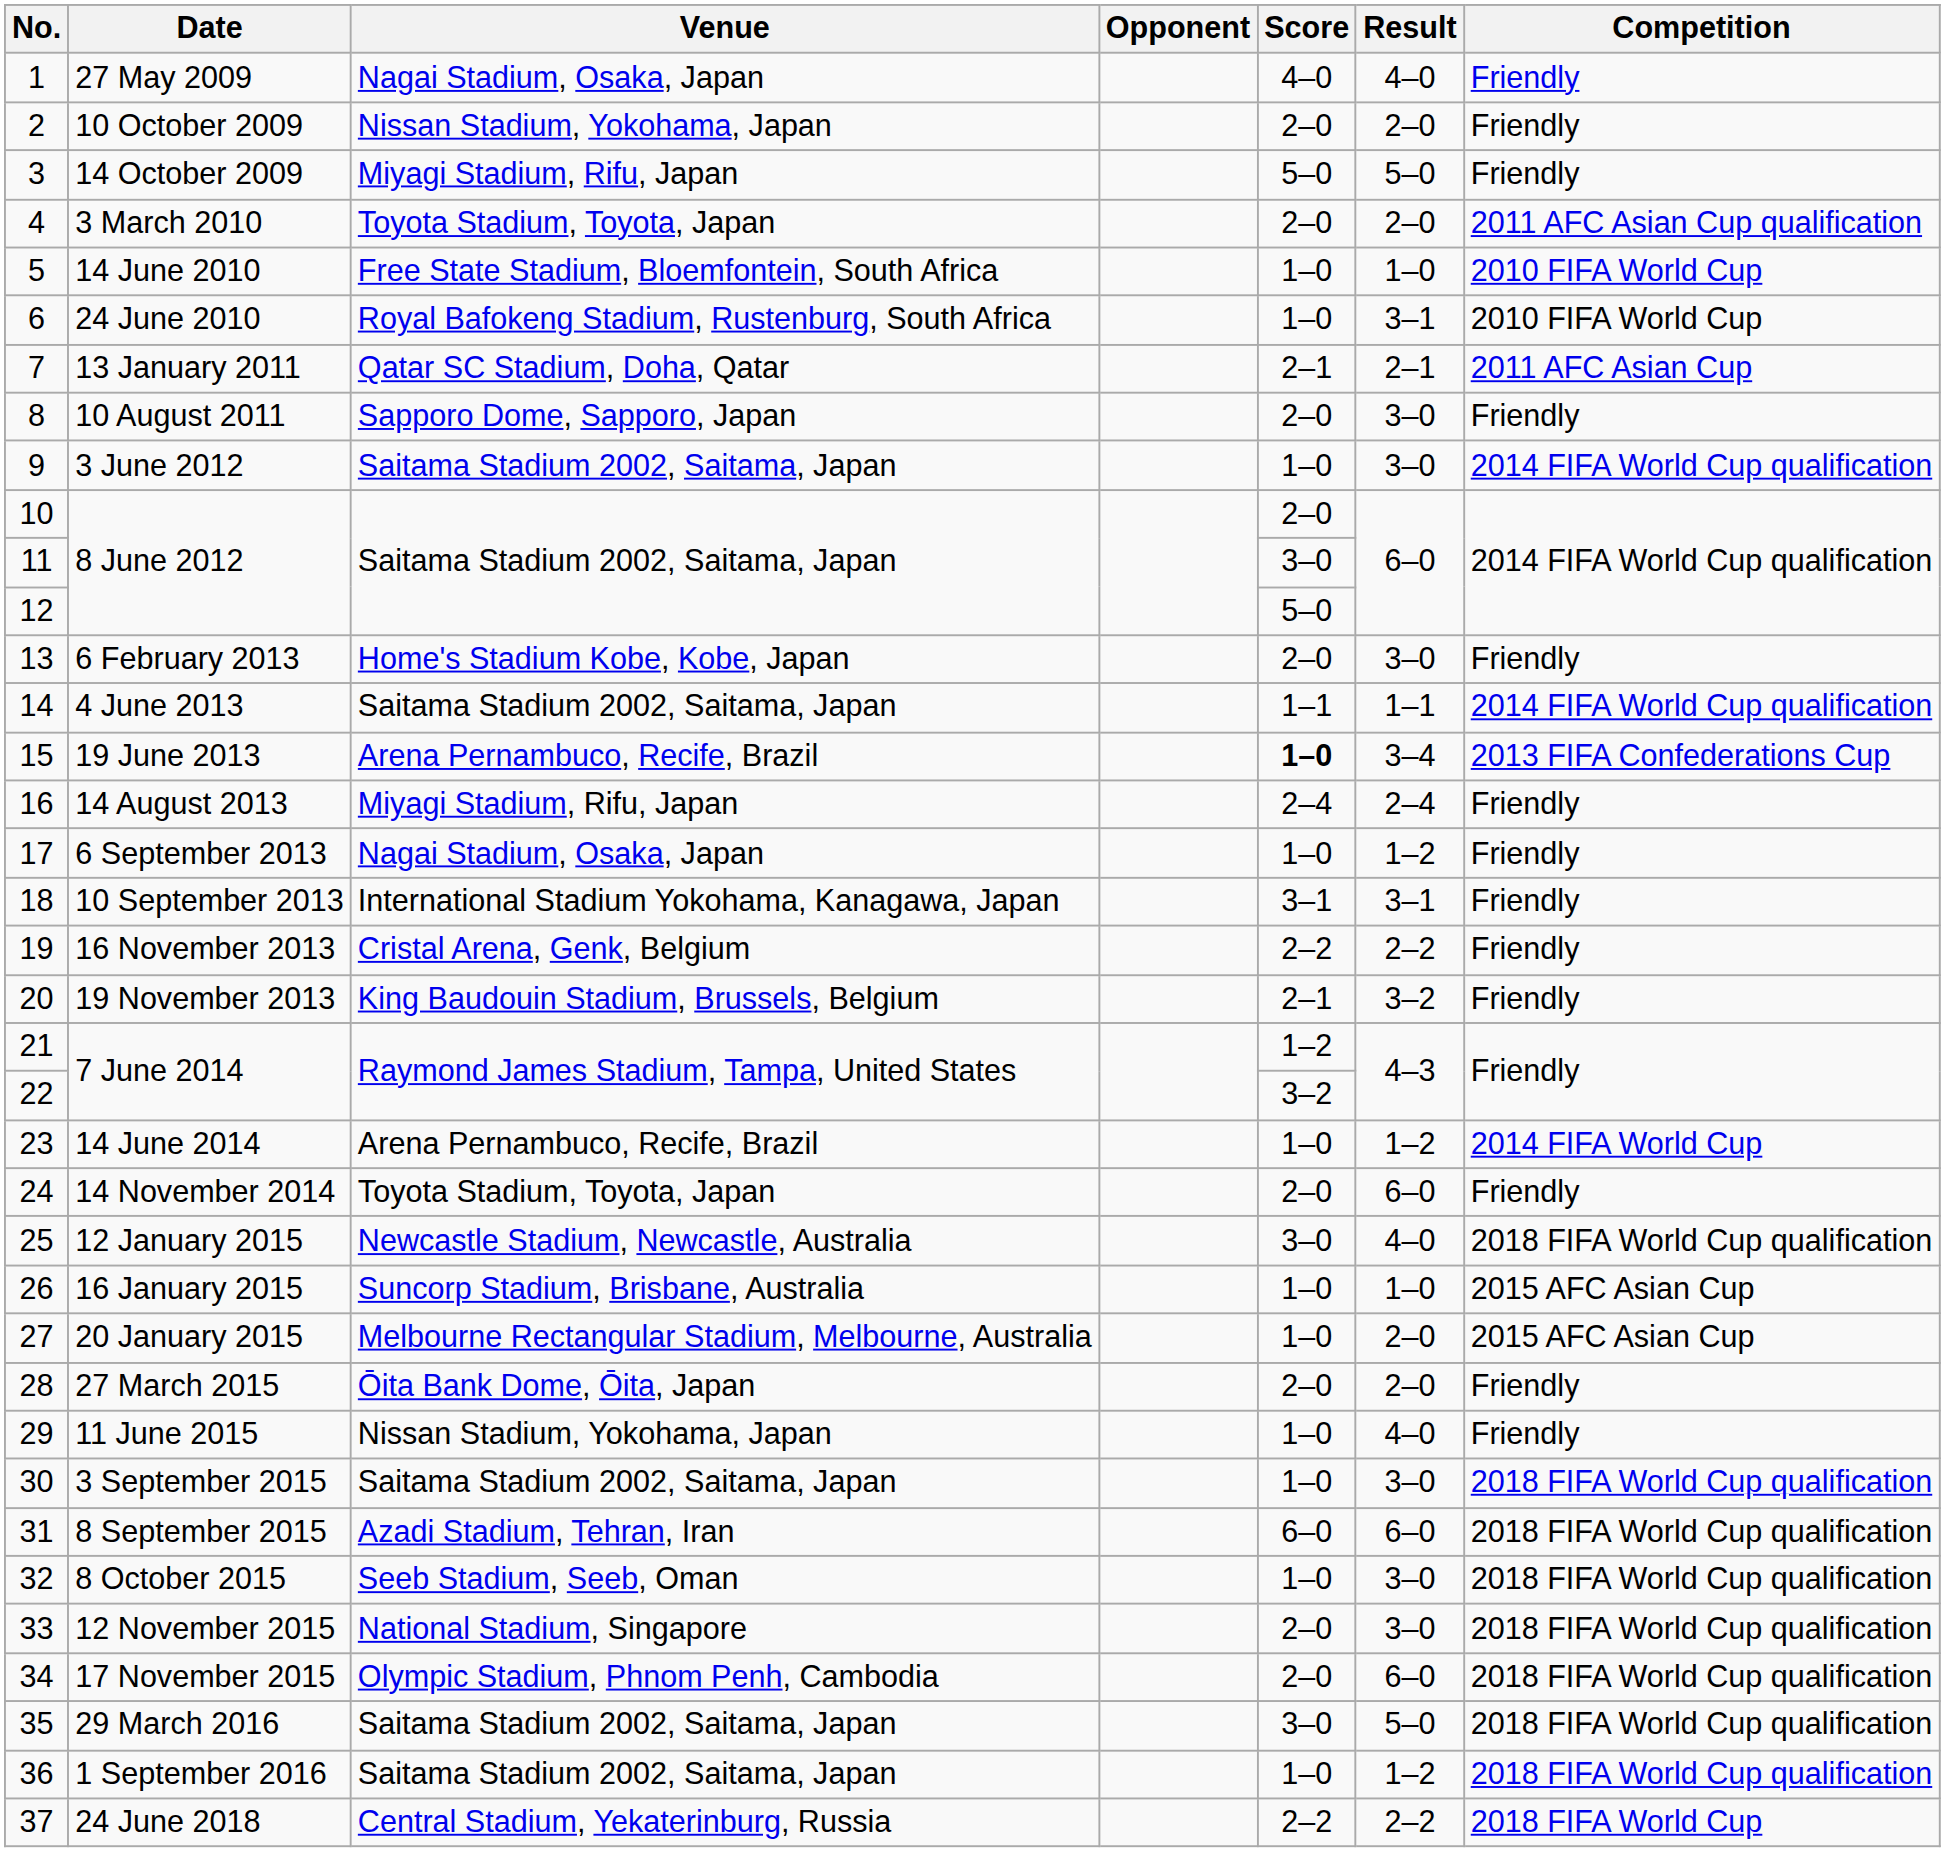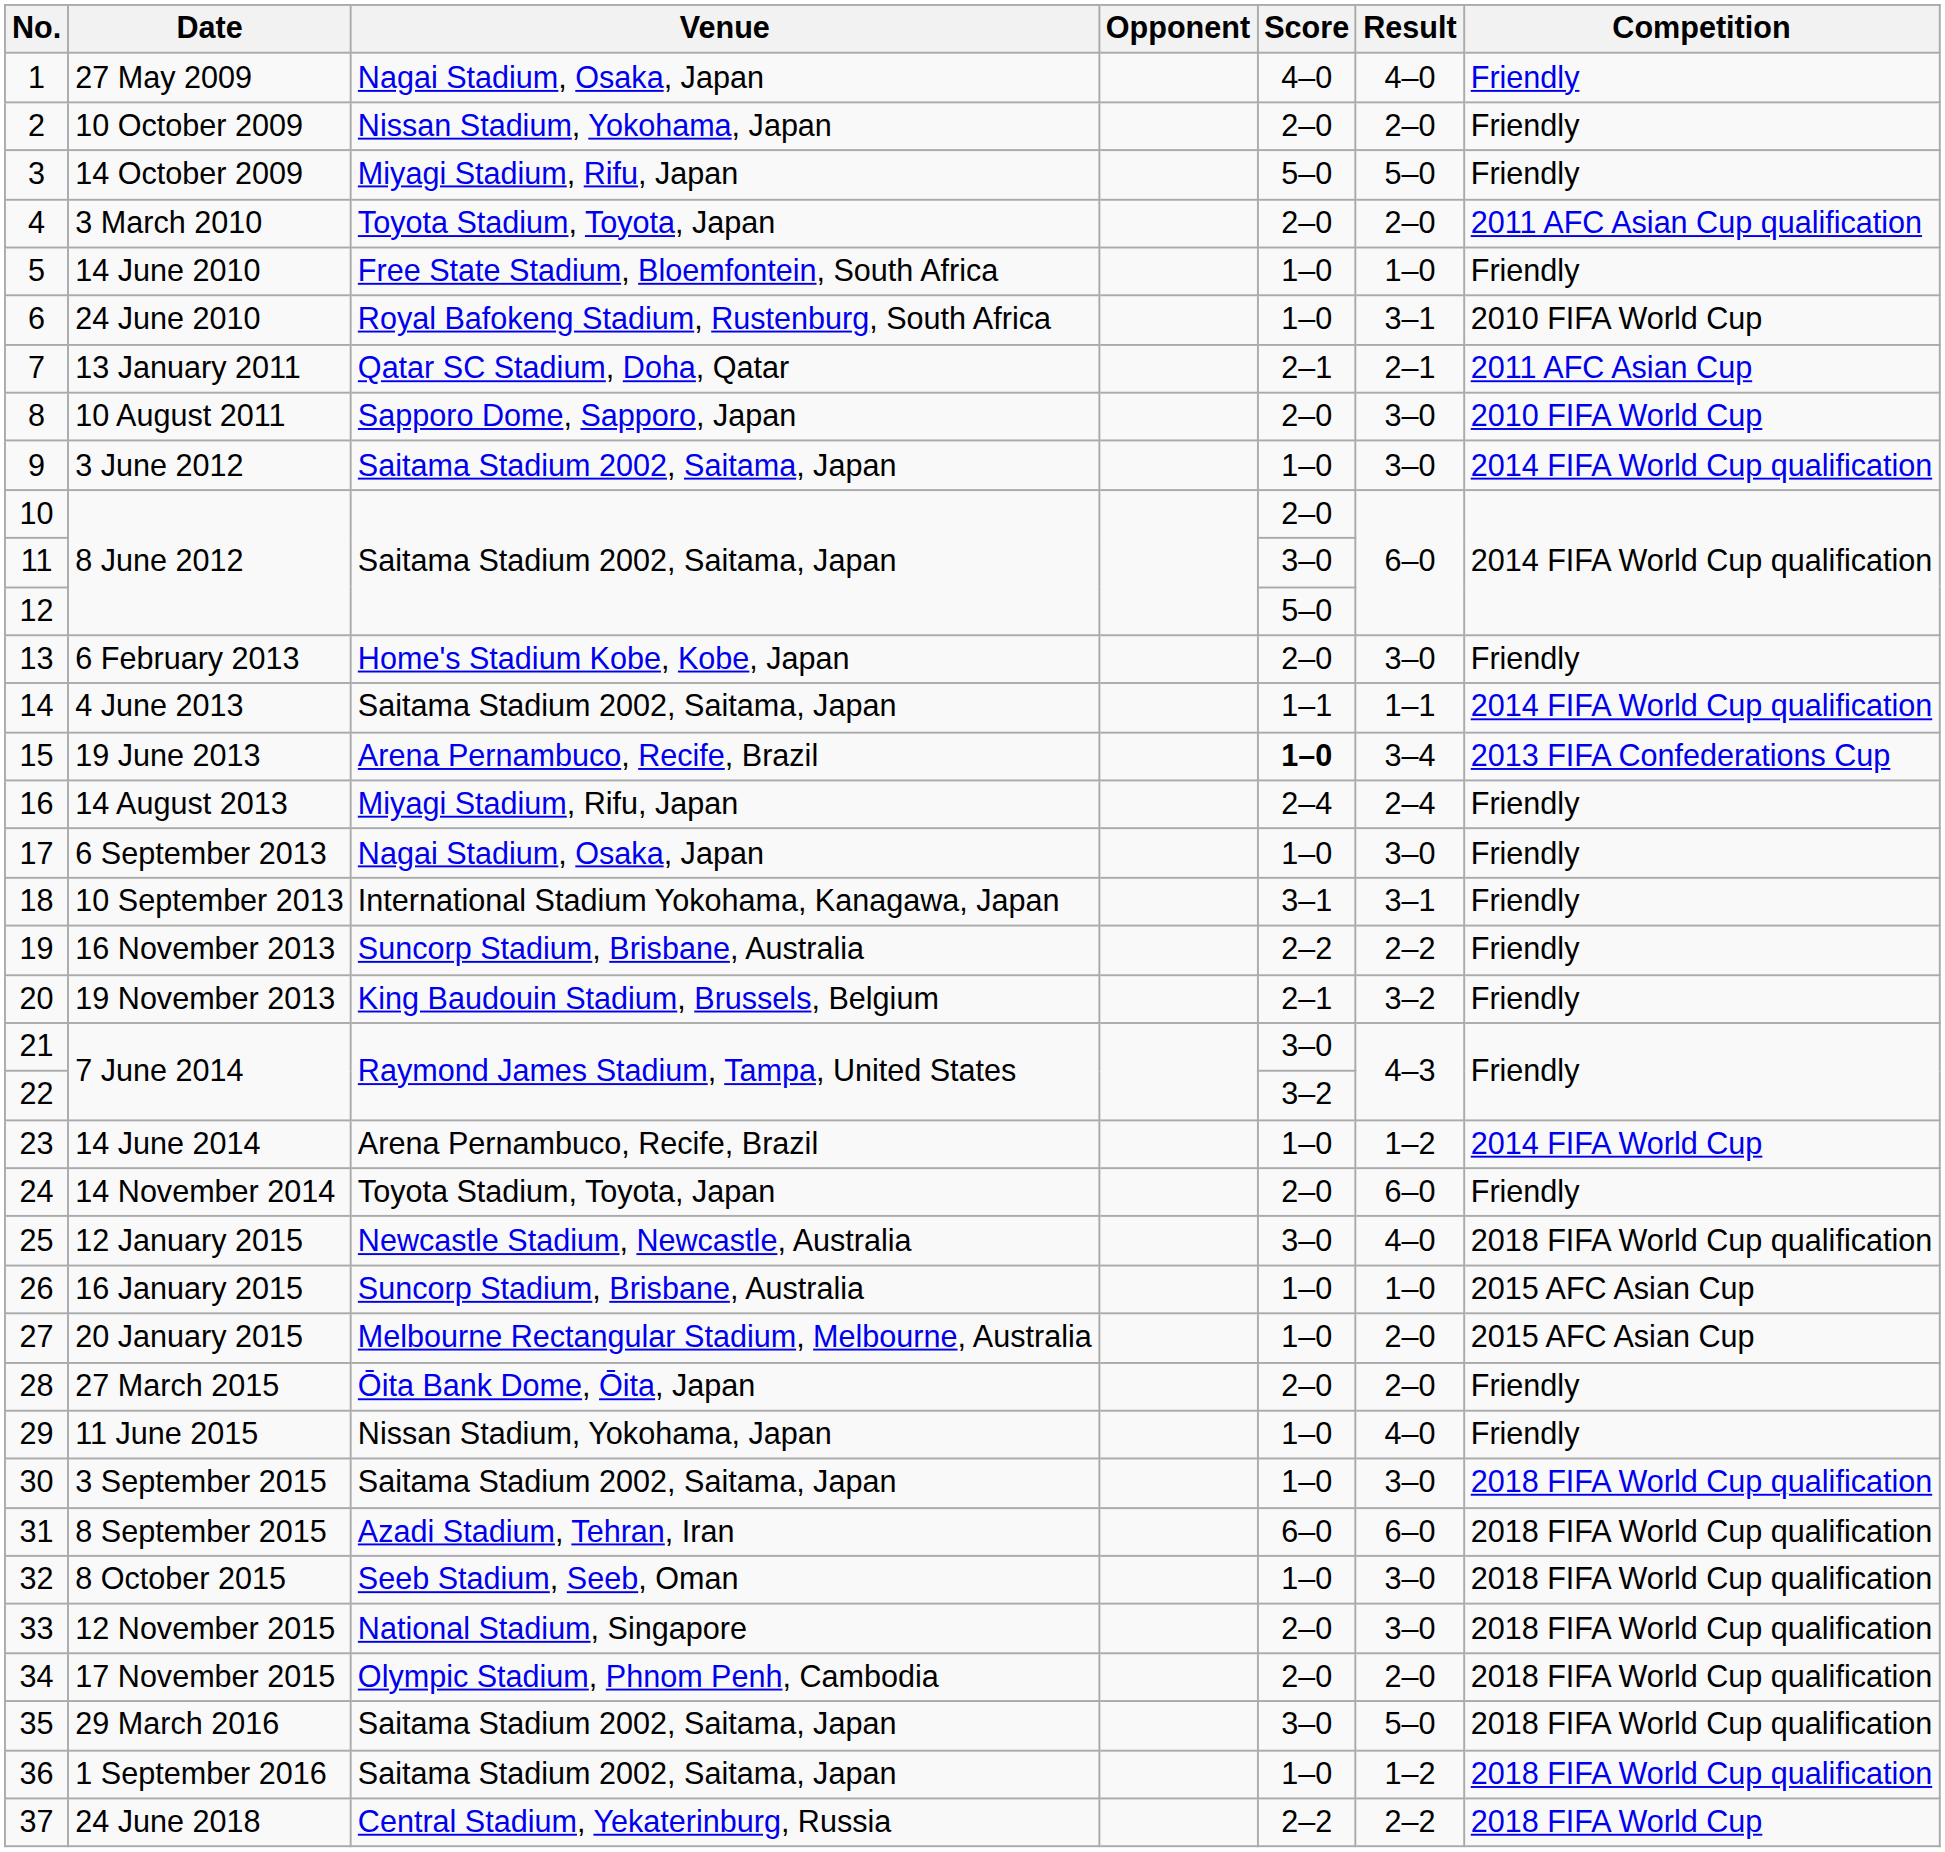(1617, 271) 2010 FIFA World Cup -> (1525, 271) Friendly
(1525, 416) Friendly -> (1617, 416) 2010 FIFA World Cup
(1410, 852) 1–2 -> (1410, 852) 3–0
(554, 949) Cristal Arena, Genk, Belgium -> (611, 949) Suncorp Stadium, Brisbane, Australia
(1307, 1046) 1–2 -> (1307, 1046) 3–0
(1410, 1676) 6–0 -> (1410, 1676) 2–0
